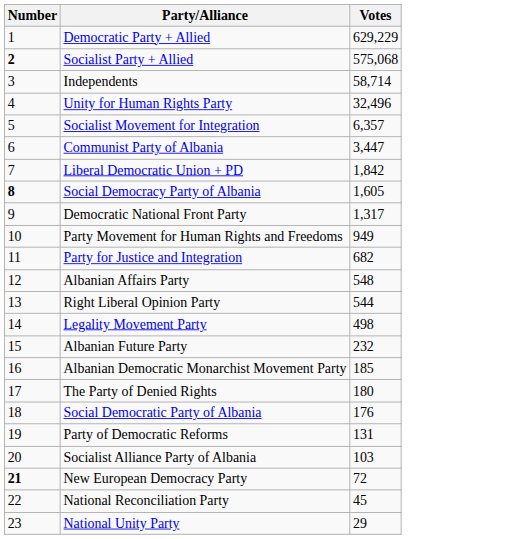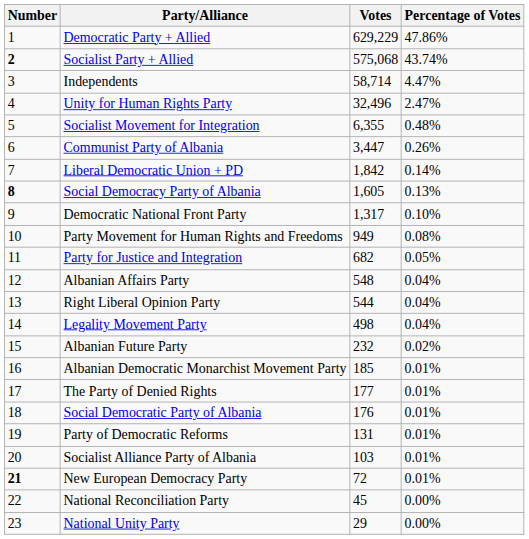+ column: (462, 15)
(369, 125) 6,357 -> (369, 125) 6,355
(363, 390) 180 -> (363, 390) 177
